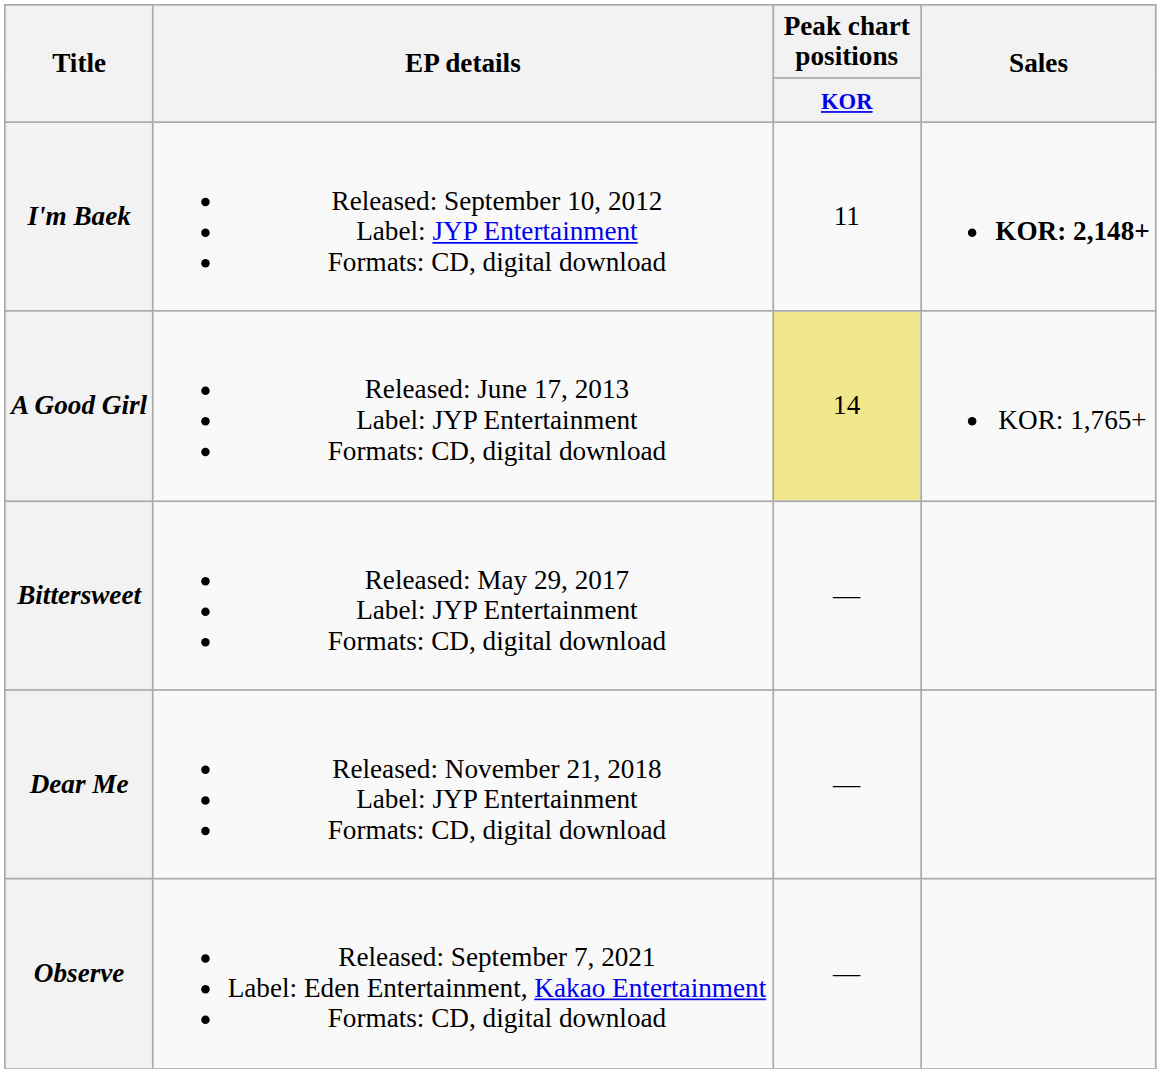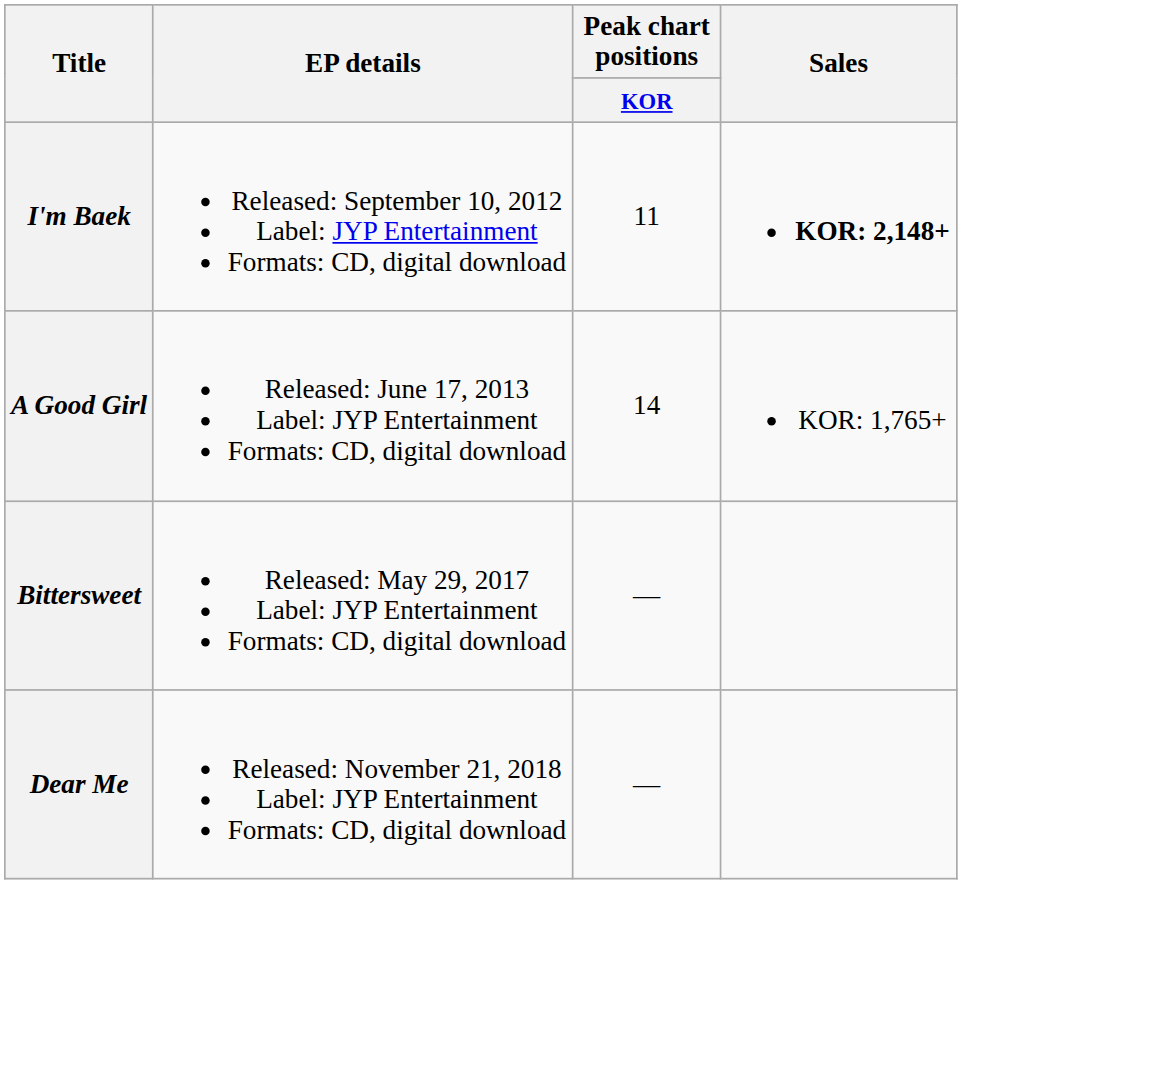(847, 405) khaki background -> (647, 405) no background
- row: (79, 973)
